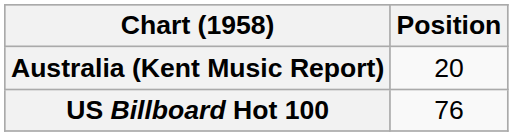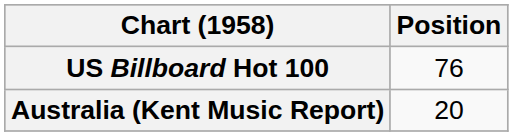rows swapped: (198, 67) <-> (198, 109)
